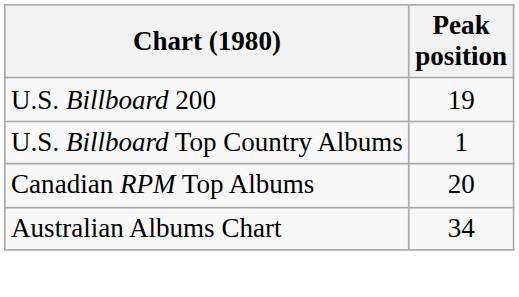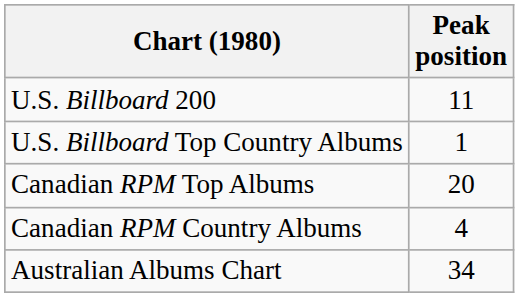(461, 99) 19 -> (461, 99) 11
+ row: (186, 227)
